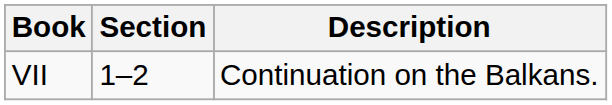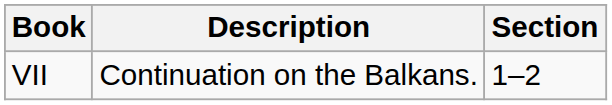columns swapped: (153, 27) <-> (409, 27)
